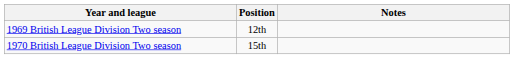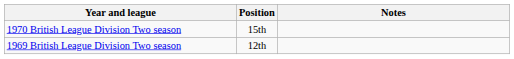rows swapped: (94, 29) <-> (94, 45)
